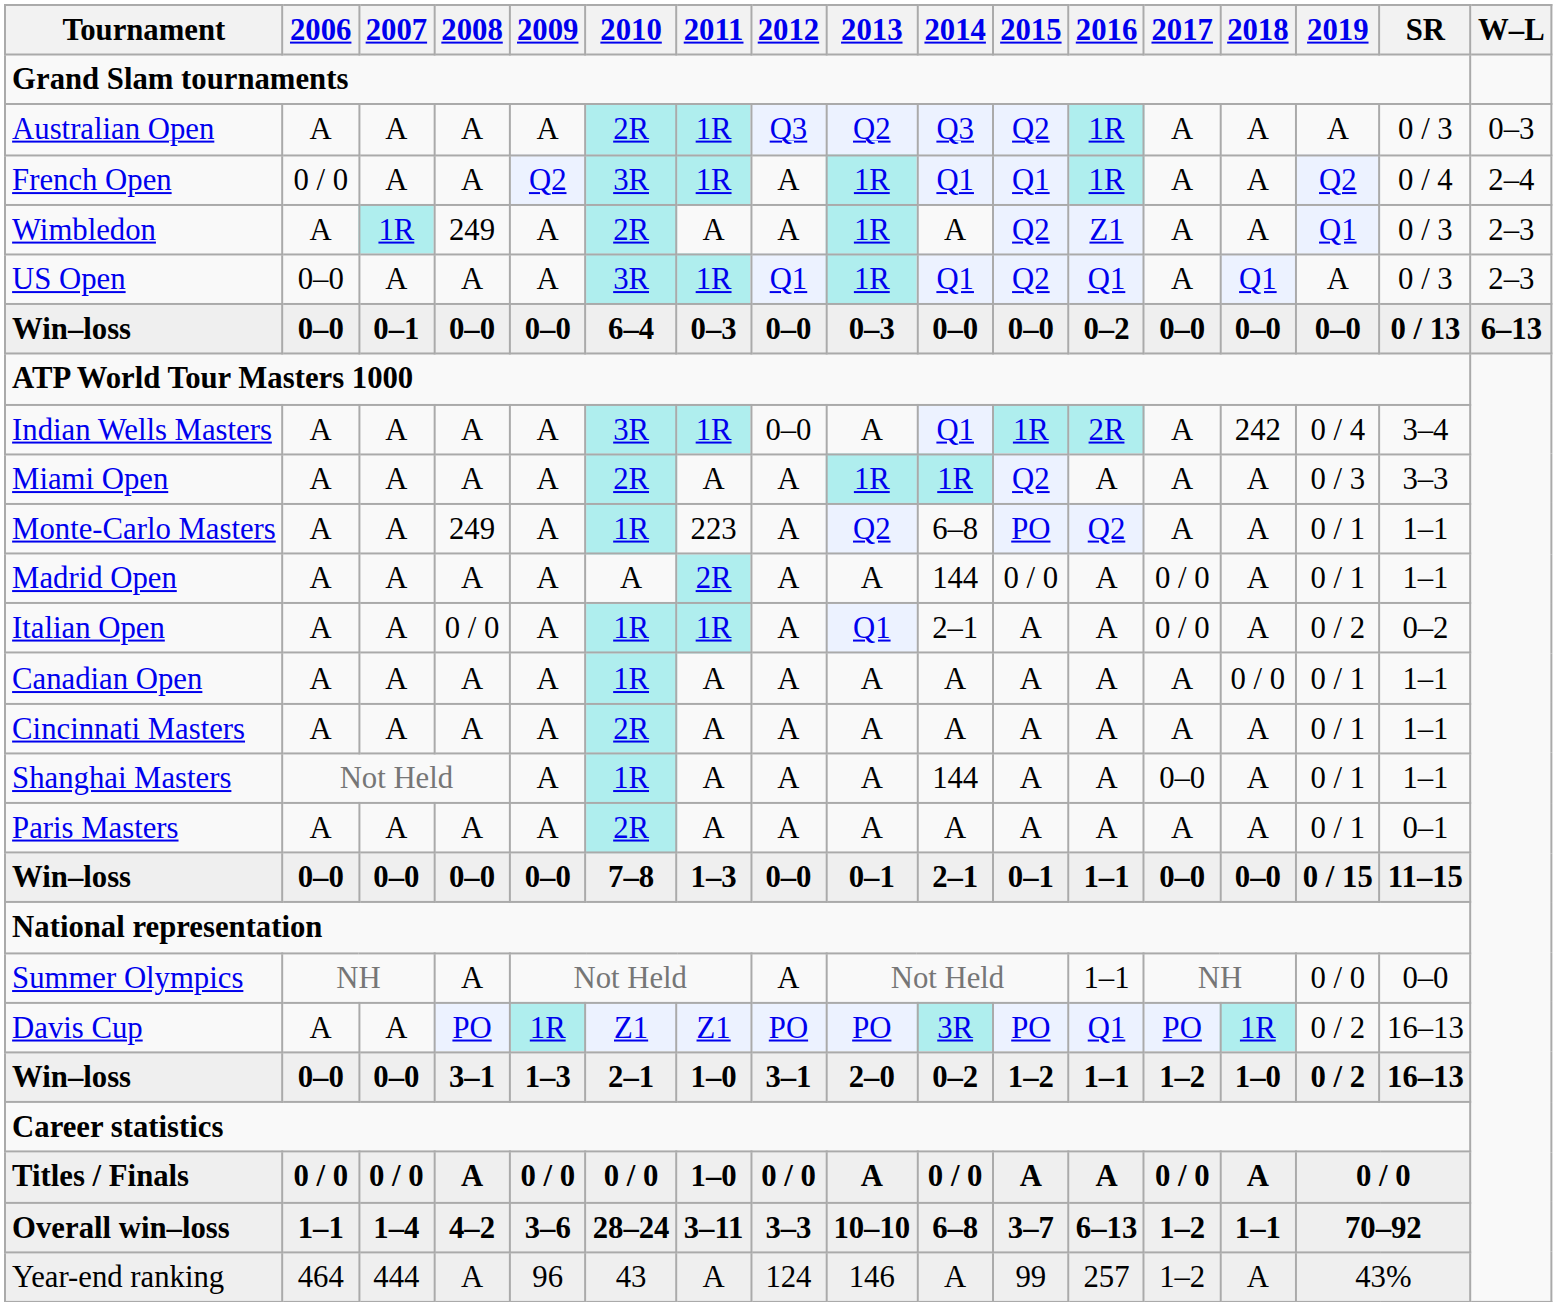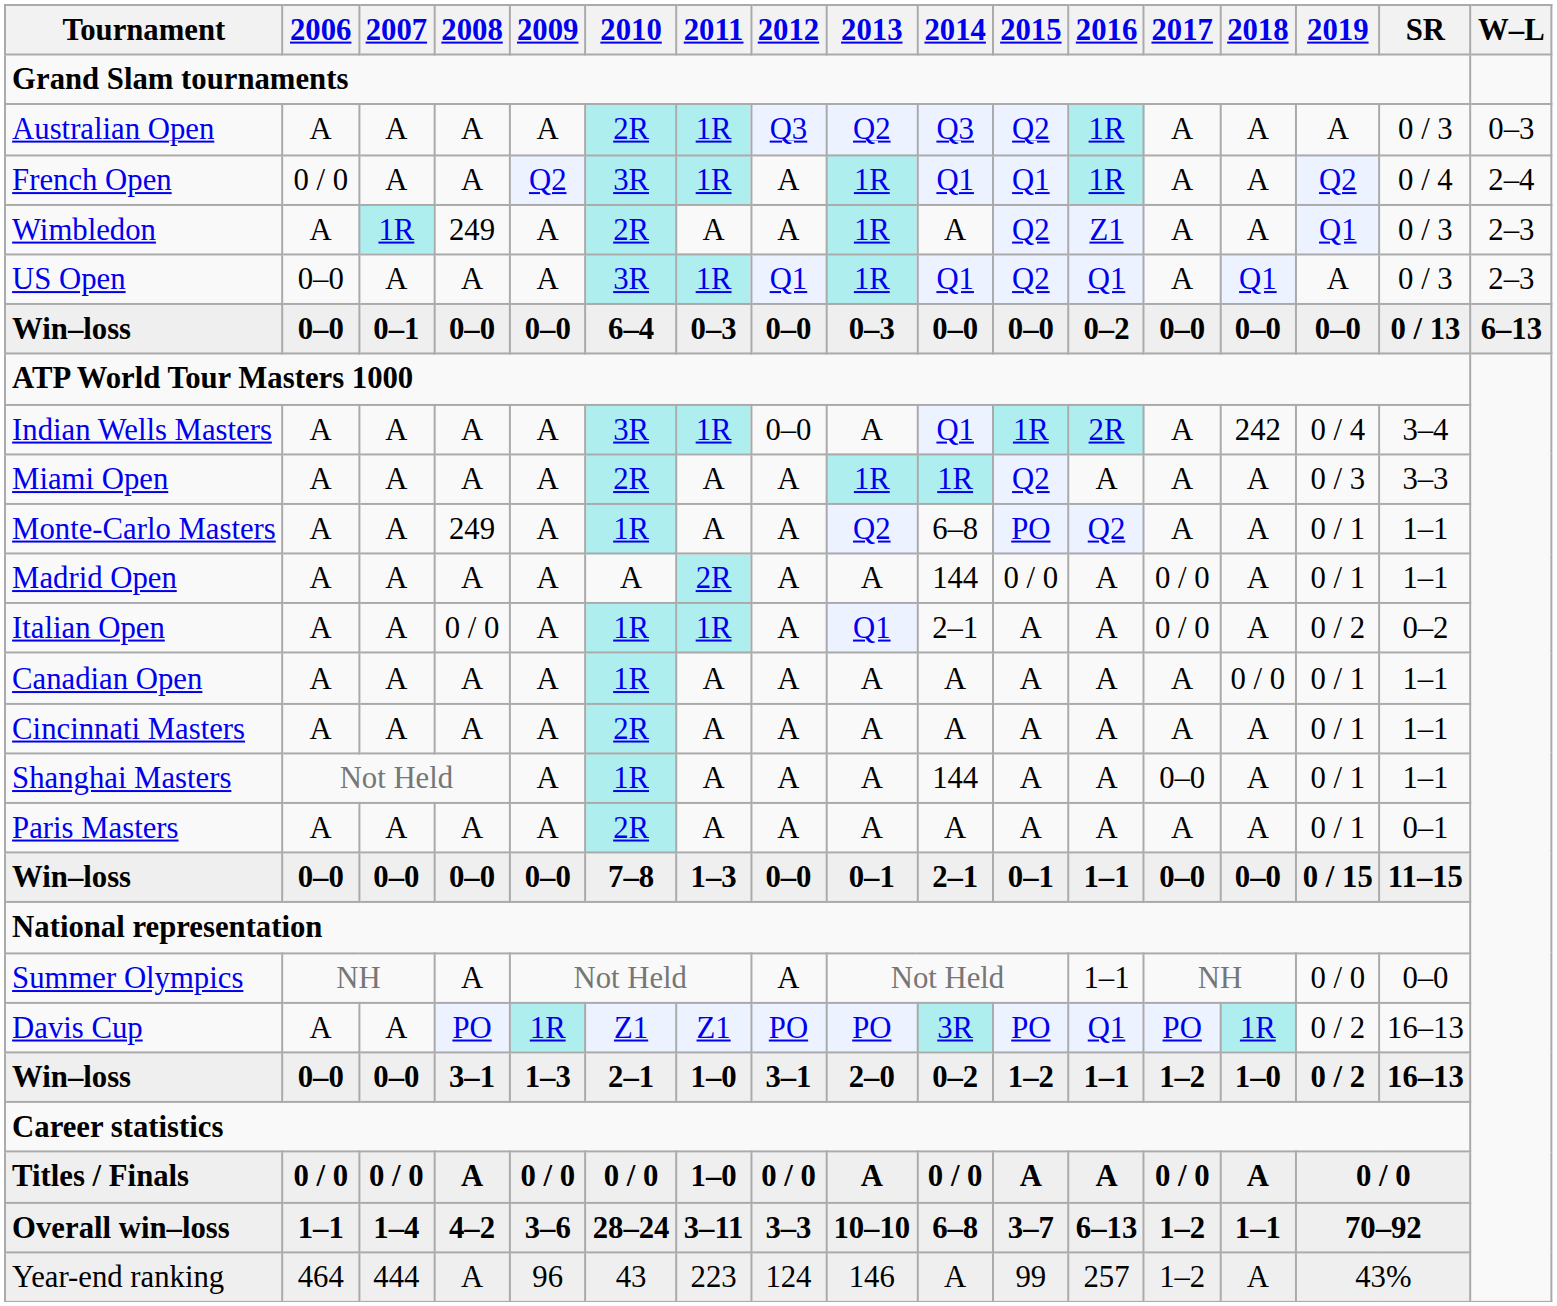(714, 527) 223 -> (714, 527) A
(714, 1275) A -> (714, 1275) 223
